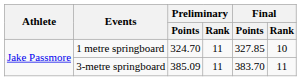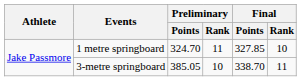(185, 67) 385.09 -> (185, 67) 385.05
(218, 67) 11 -> (218, 67) 10
(250, 67) 383.70 -> (250, 67) 338.70
